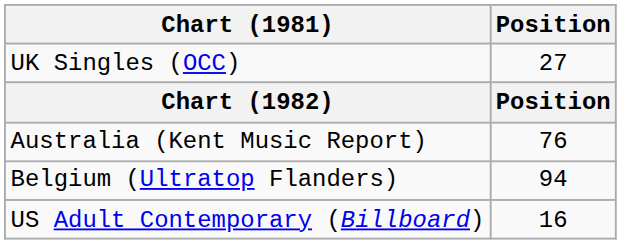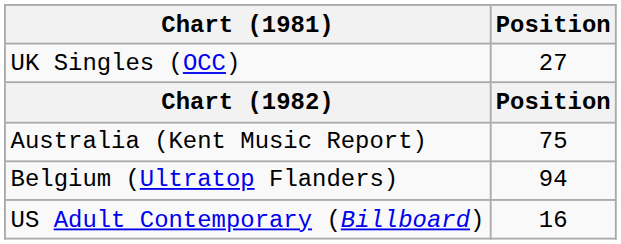(553, 141) 76 -> (553, 141) 75
